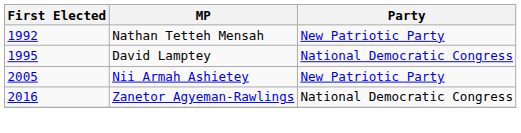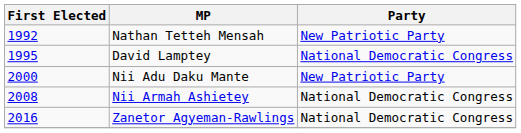+ row: (181, 76)
(23, 76) 2005 -> (23, 97) 2008
(373, 76) New Patriotic Party -> (407, 97) National Democratic Congress
